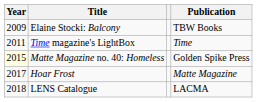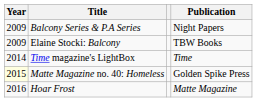+ row: (86, 27)
(16, 43) 2011 -> (16, 58) 2014
(16, 74) 2017 -> (16, 89) 2016
- row: (64, 89)
